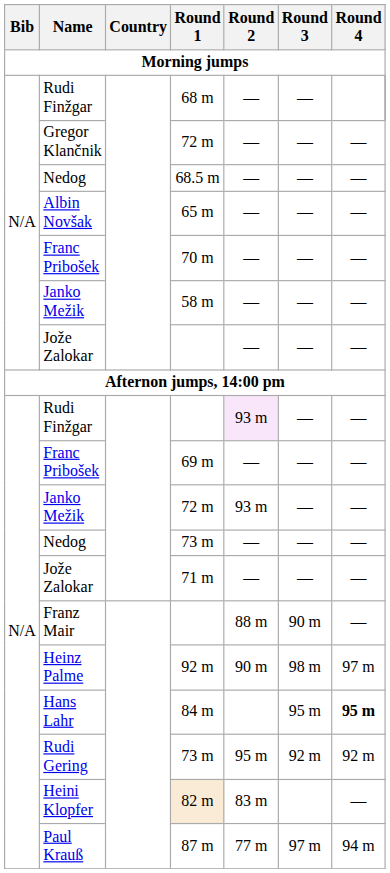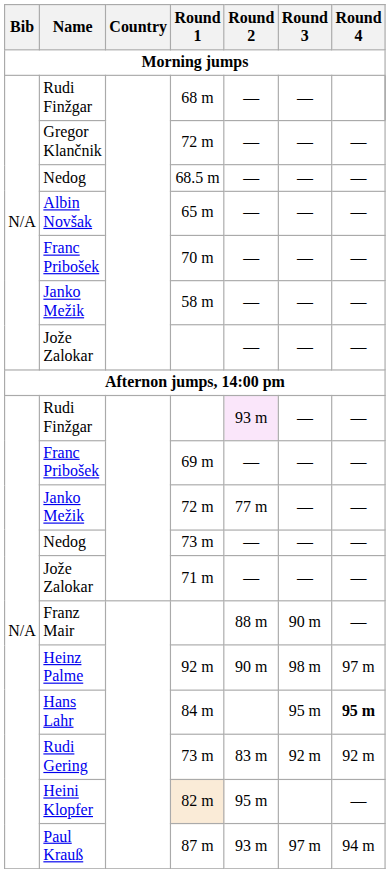(251, 506) 93 m -> (251, 506) 77 m
(251, 756) 95 m -> (251, 756) 83 m
(251, 800) 83 m -> (251, 800) 95 m
(251, 845) 77 m -> (251, 845) 93 m
